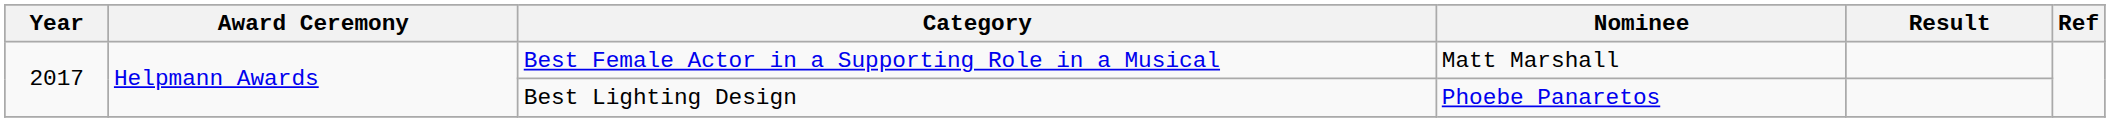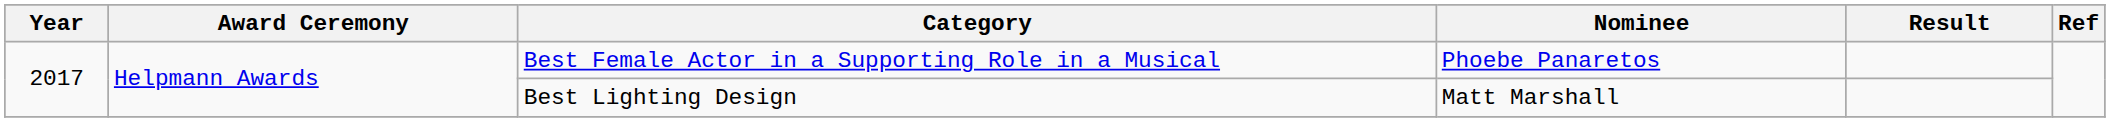(1531, 60) Matt Marshall -> (1551, 60) Phoebe Panaretos
(1551, 98) Phoebe Panaretos -> (1531, 98) Matt Marshall
